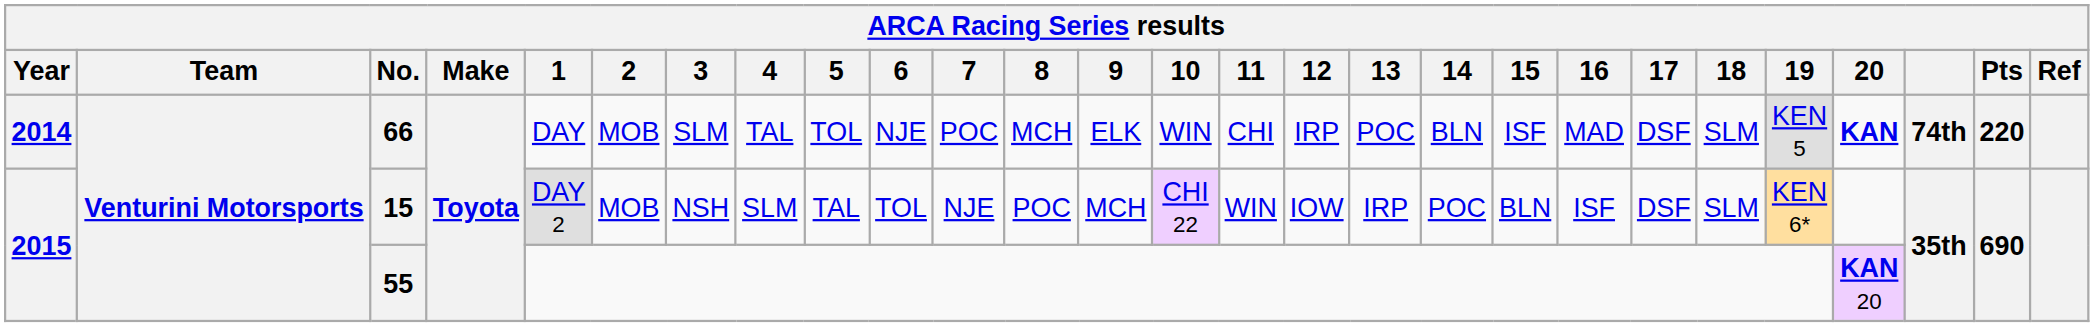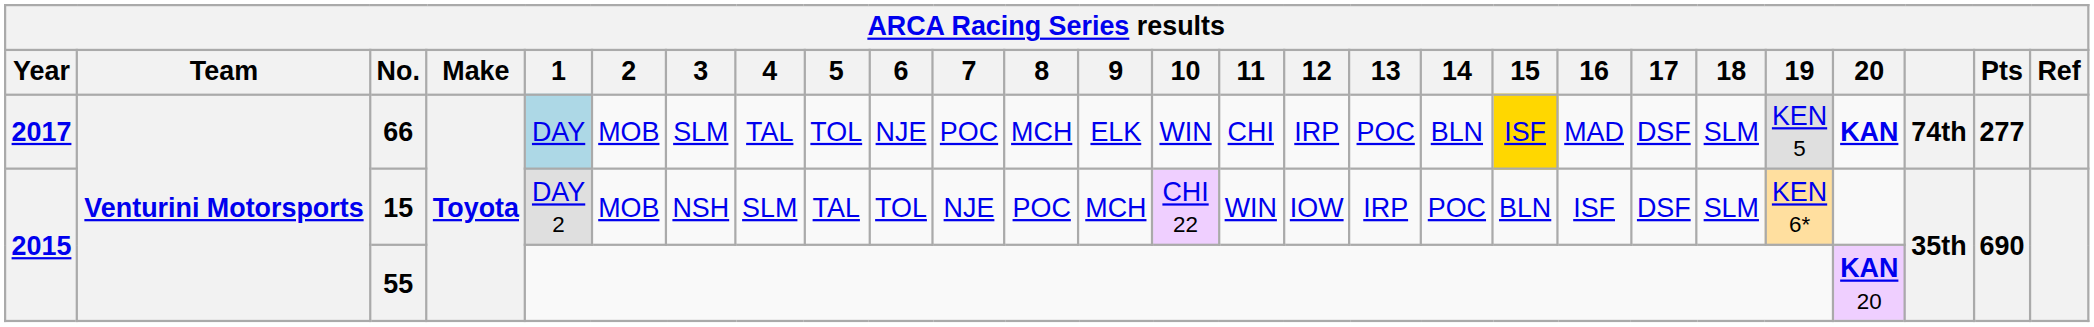(42, 132) 2014 -> (42, 132) 2017
(559, 132) no background -> (559, 132) lightblue background
(1525, 132) no background -> (1525, 132) gold background
(2002, 132) 220 -> (2002, 132) 277
